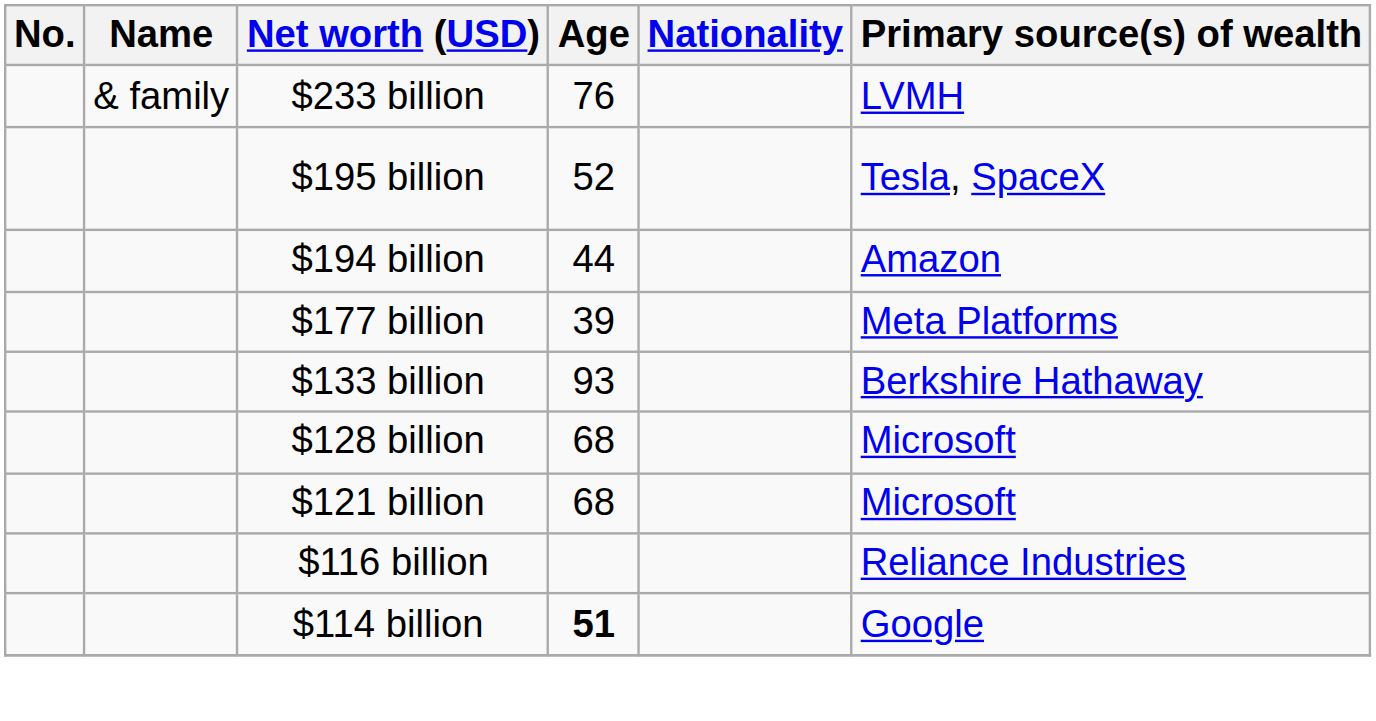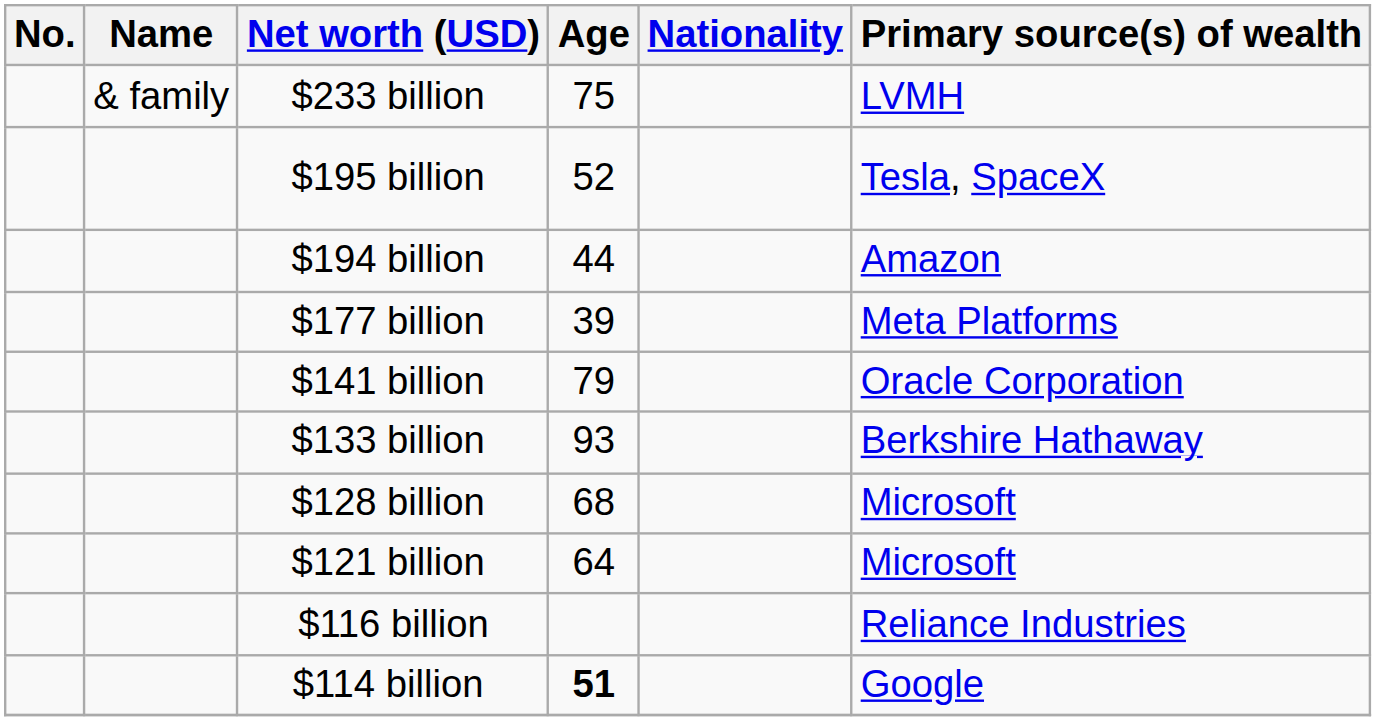(594, 95) 76 -> (594, 95) 75
+ row: (393, 381)
(594, 502) 68 -> (594, 563) 64
